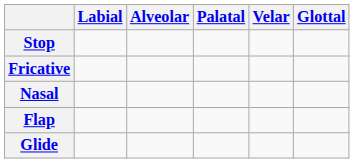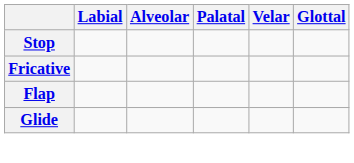- row: (39, 94)
